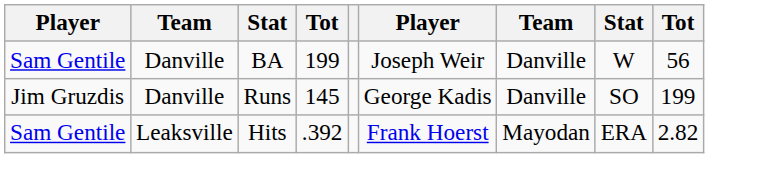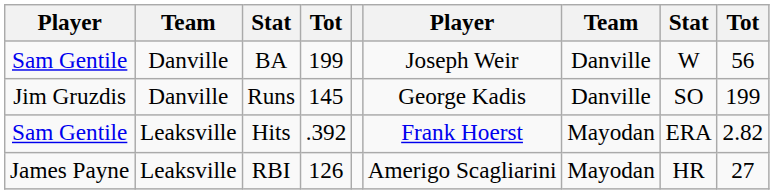+ row: (271, 170)
